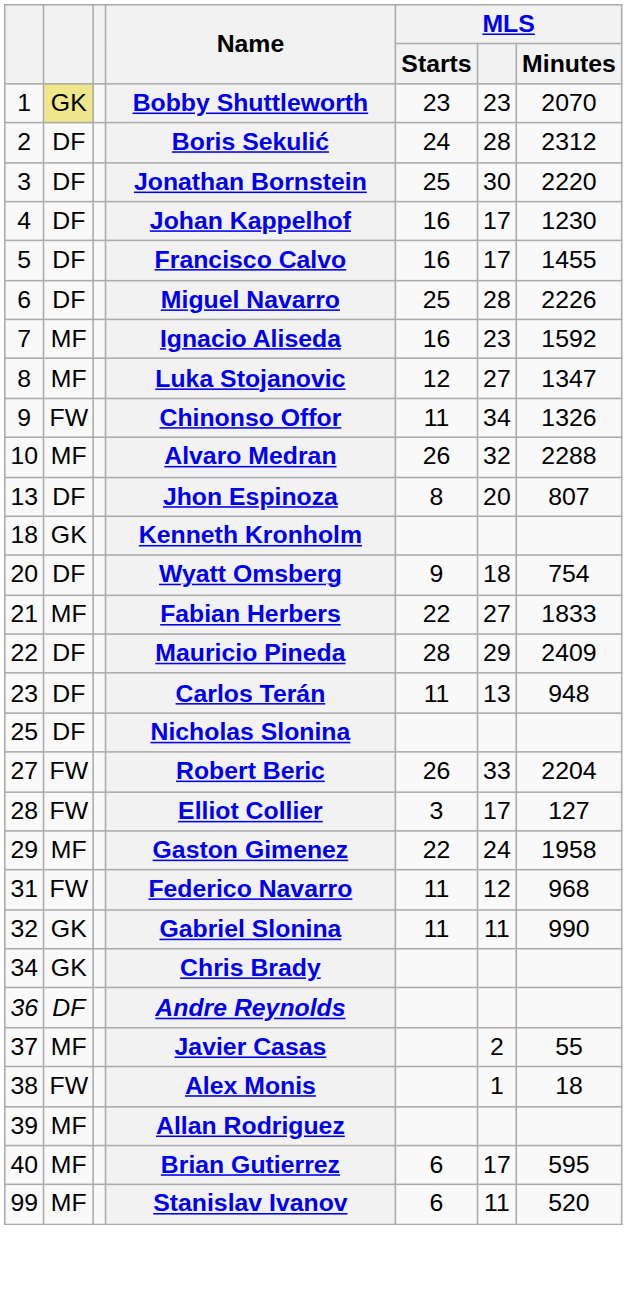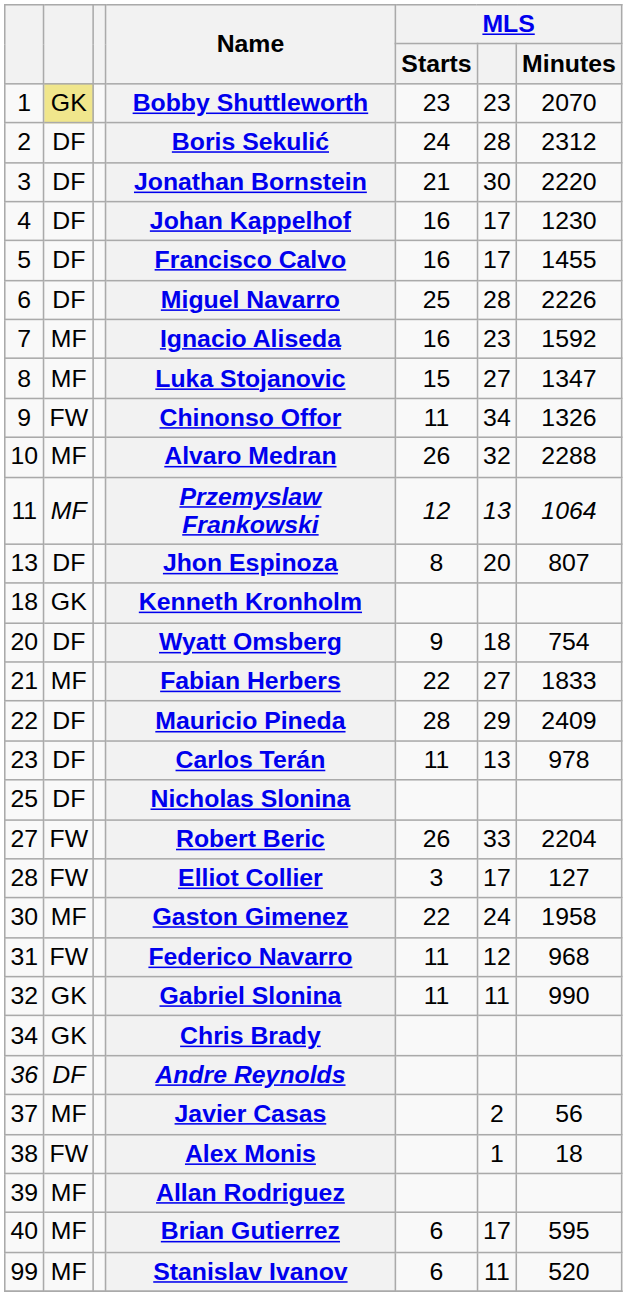(437, 181) 25 -> (437, 181) 21
(437, 378) 12 -> (437, 378) 15
+ row: (250, 510)
(569, 692) 948 -> (569, 760) 978
(24, 850) 29 -> (24, 917) 30
(569, 1046) 55 -> (569, 1114) 56
